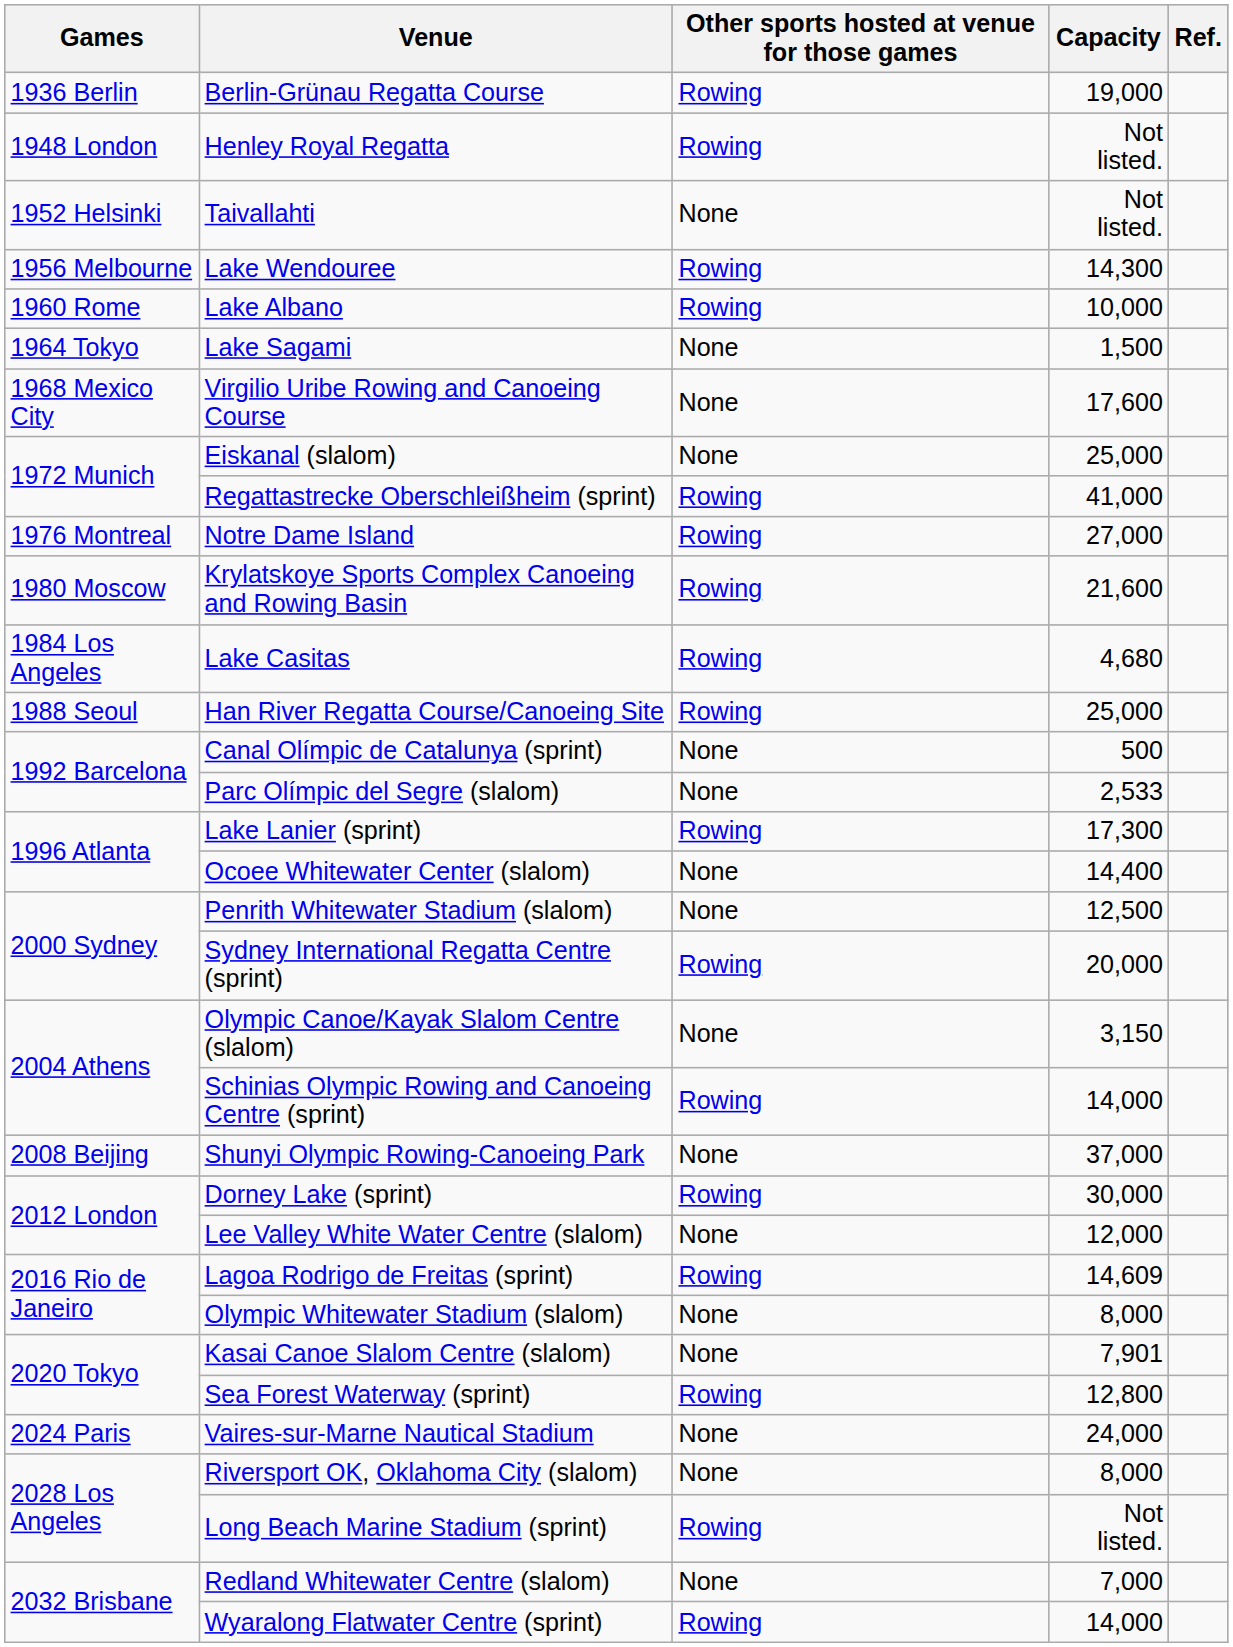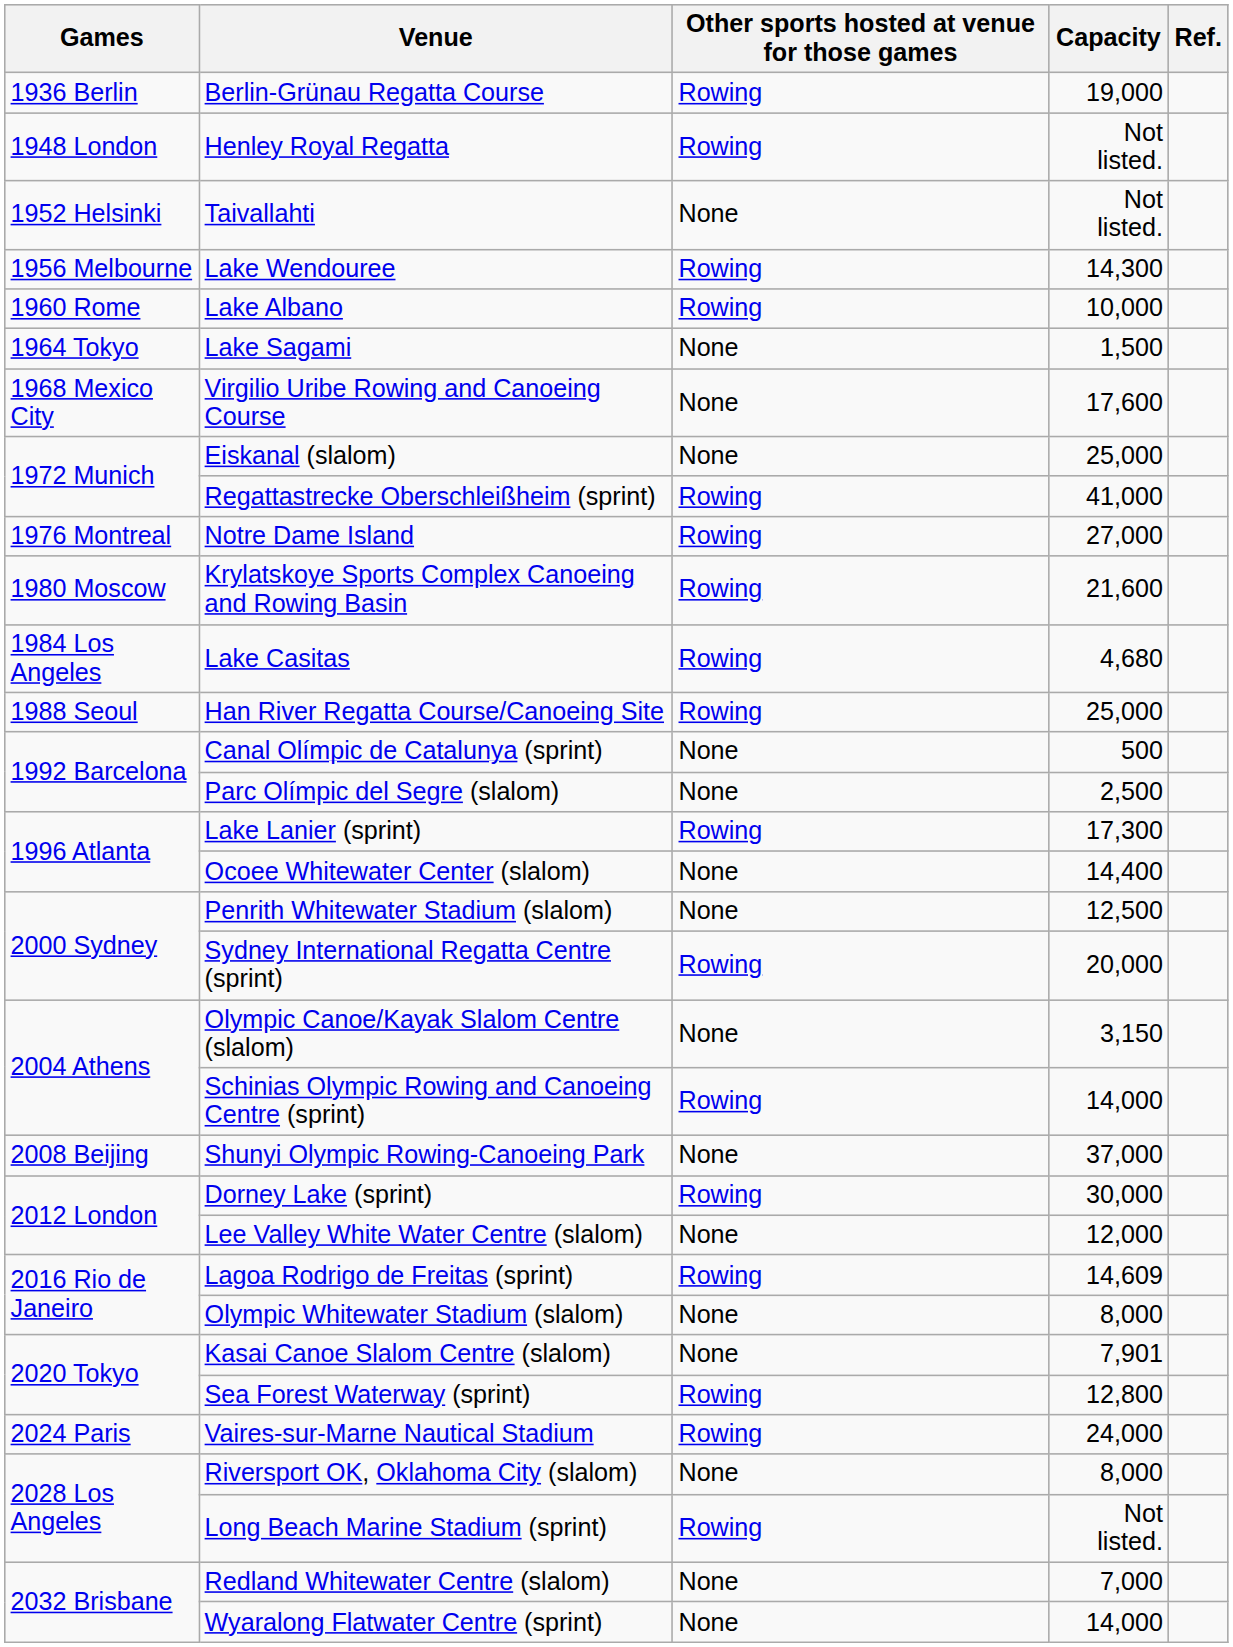(1131, 791) 2,533 -> (1131, 791) 2,500
(709, 1434) None -> (720, 1434) Rowing
(720, 1621) Rowing -> (709, 1621) None
